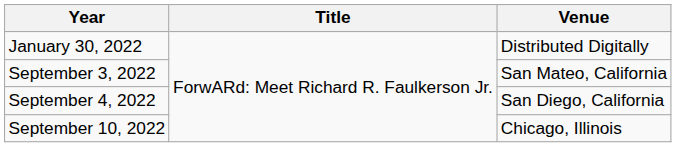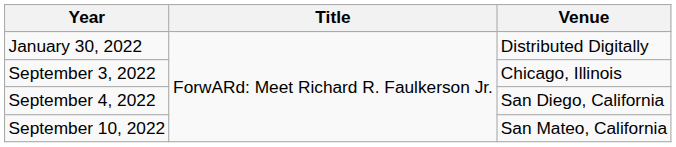(584, 73) San Mateo, California -> (561, 73) Chicago, Illinois
(561, 127) Chicago, Illinois -> (584, 127) San Mateo, California
